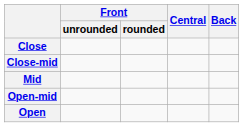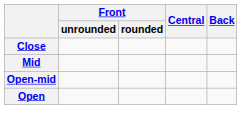- row: (32, 63)
